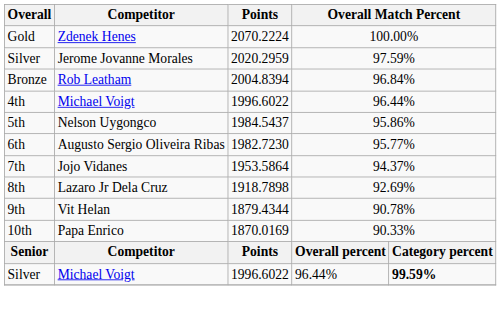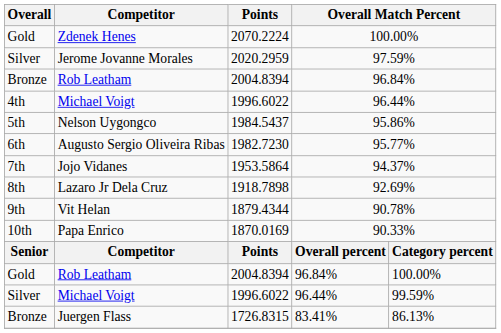+ row: (21, 274)
(414, 274) bold -> (413, 295) normal
+ row: (27, 317)
